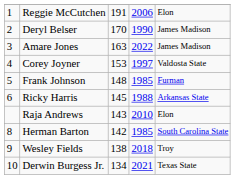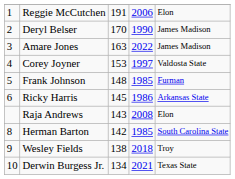(142, 98) 1988 -> (142, 98) 1986
(142, 115) 2010 -> (142, 115) 2008
